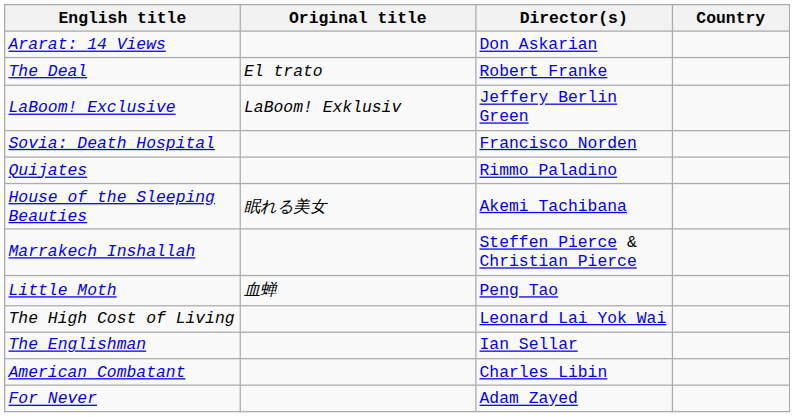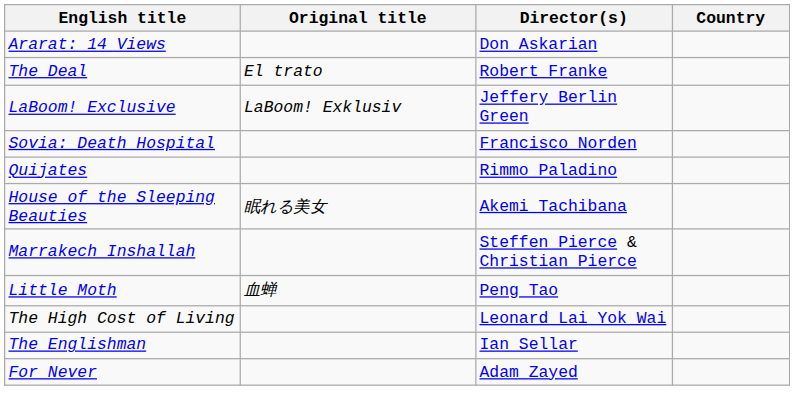- row: (97, 372)
